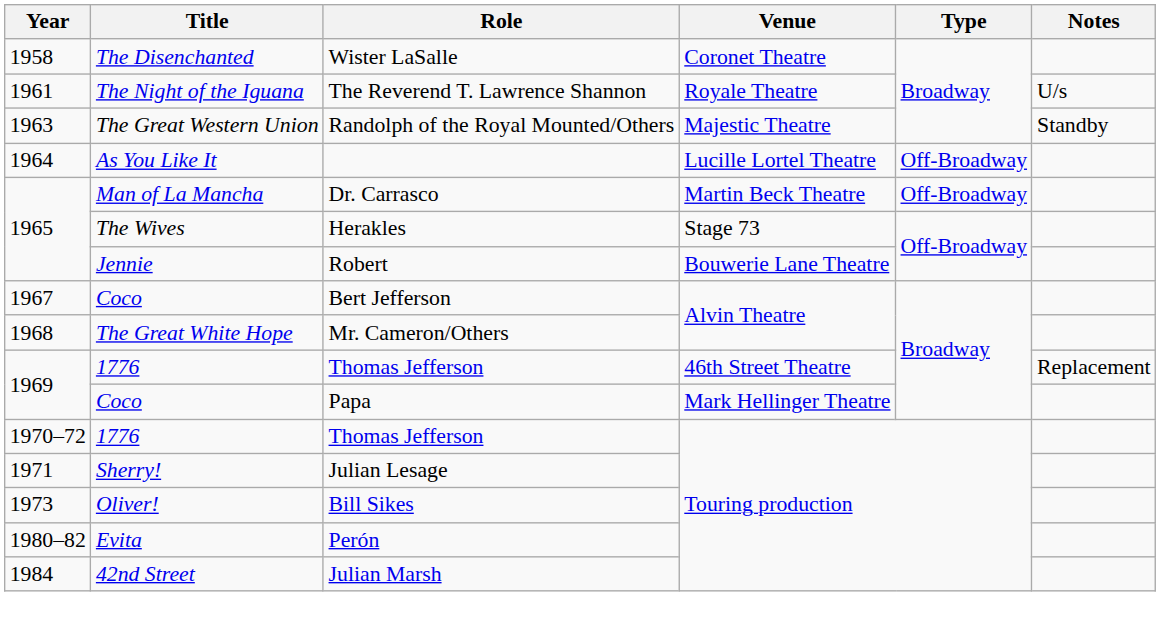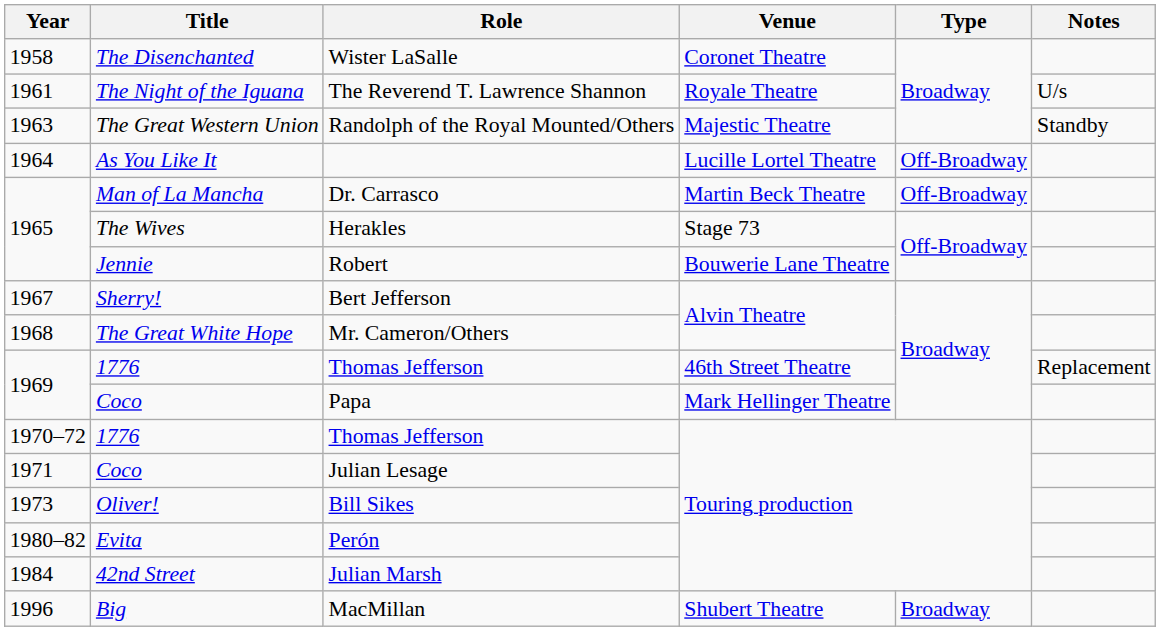(119, 297) Coco -> (129, 297) Sherry!
(129, 470) Sherry! -> (119, 470) Coco
+ row: (31, 608)
